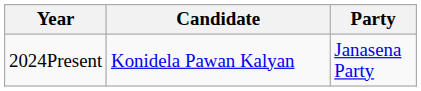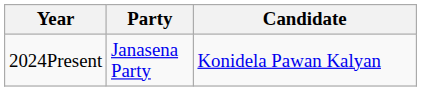columns swapped: (218, 19) <-> (373, 19)
